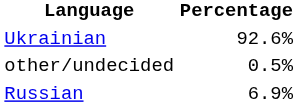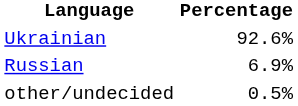rows swapped: (44, 94) <-> (89, 66)
